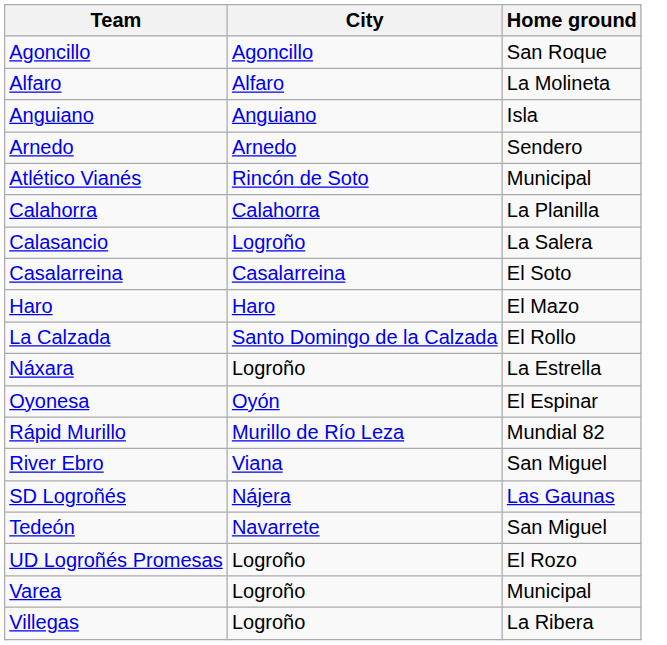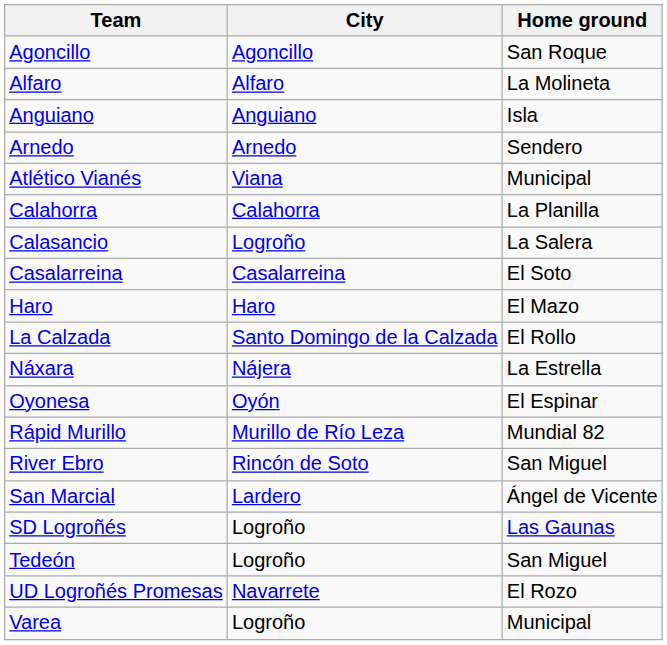(300, 178) Rincón de Soto -> (257, 178) Viana
(269, 369) Logroño -> (261, 369) Nájera
(257, 464) Viana -> (300, 464) Rincón de Soto
+ row: (62, 496)
(261, 496) Nájera -> (269, 527) Logroño
(276, 527) Navarrete -> (269, 559) Logroño
(269, 559) Logroño -> (276, 591) Navarrete
- row: (44, 623)
